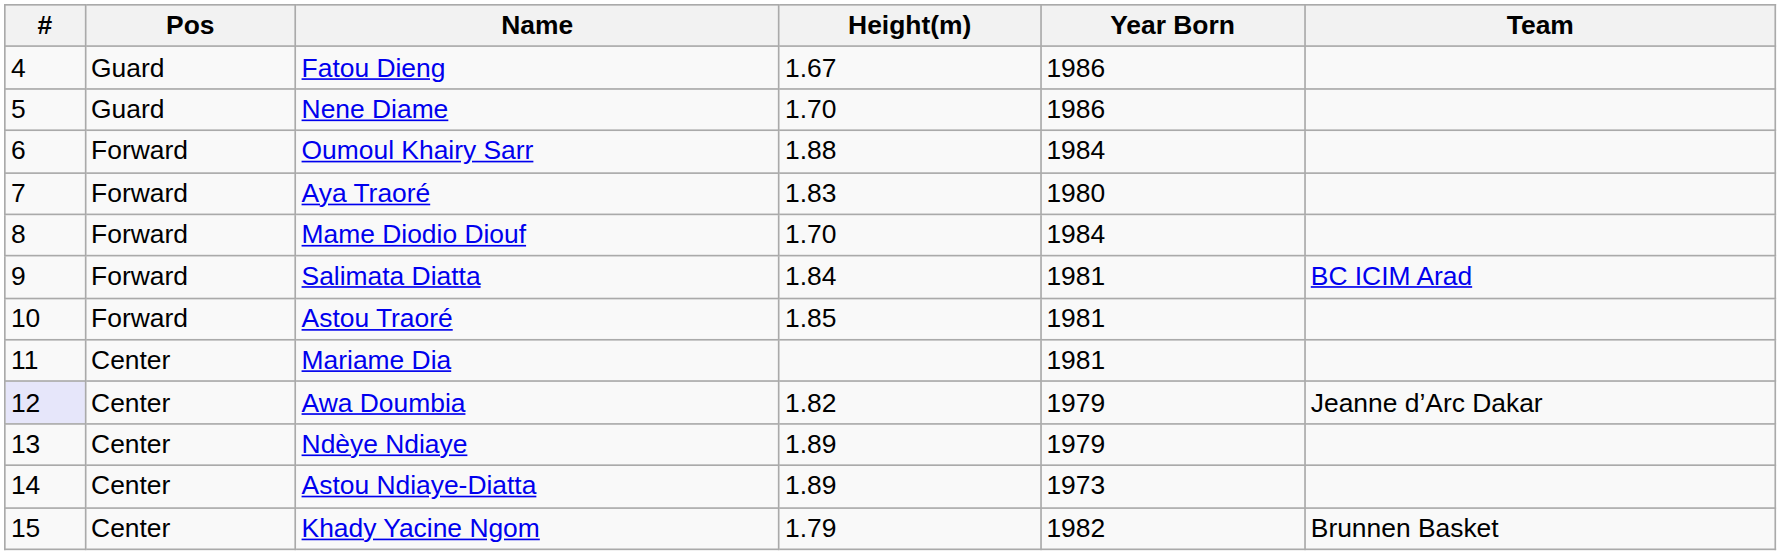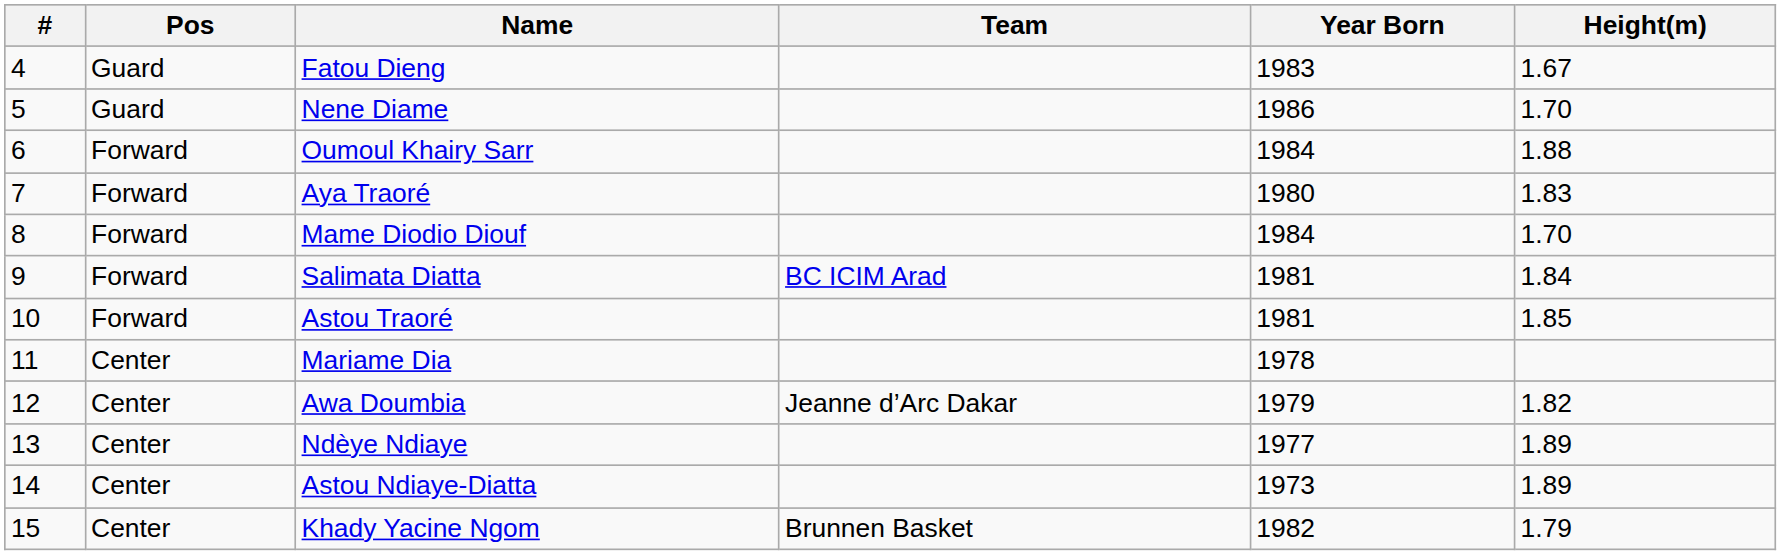columns swapped: (910, 25) <-> (1540, 25)
(1076, 67) 1986 -> (1286, 67) 1983
(1076, 360) 1981 -> (1286, 360) 1978
(26, 402) lavender background -> (26, 402) no background
(1076, 444) 1979 -> (1286, 444) 1977
